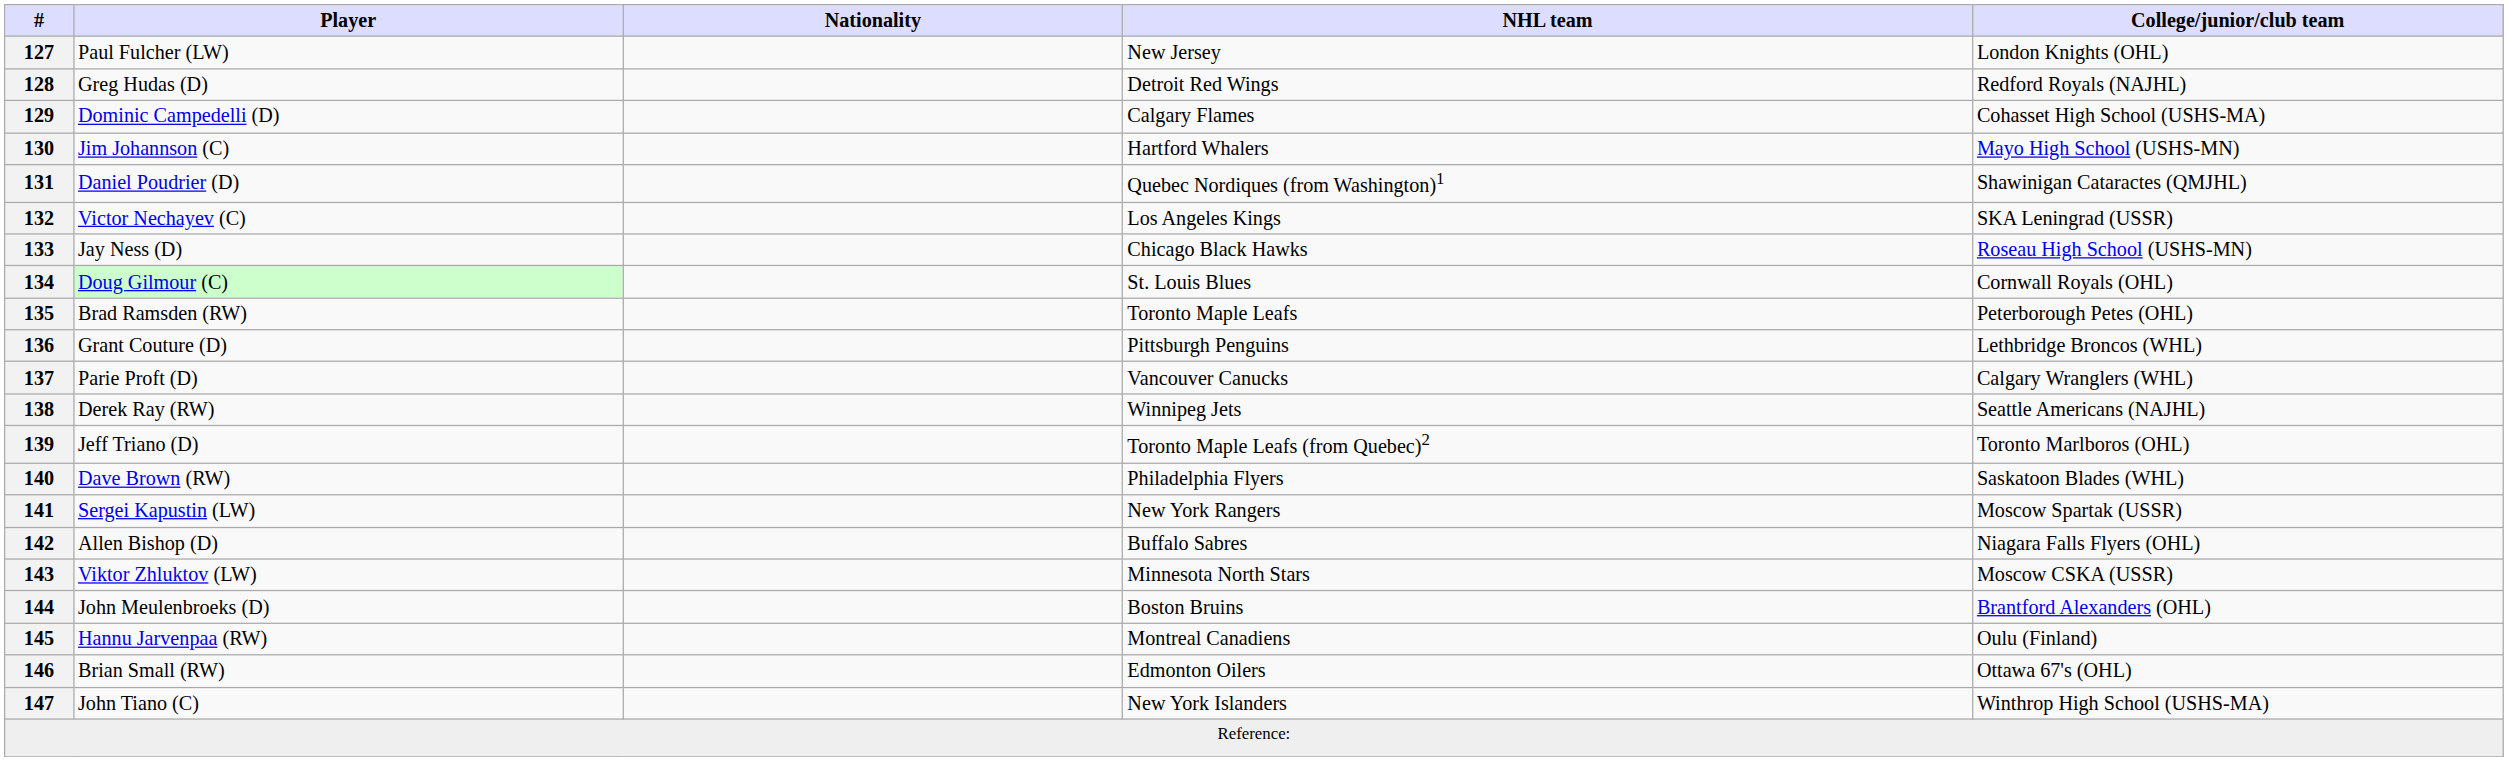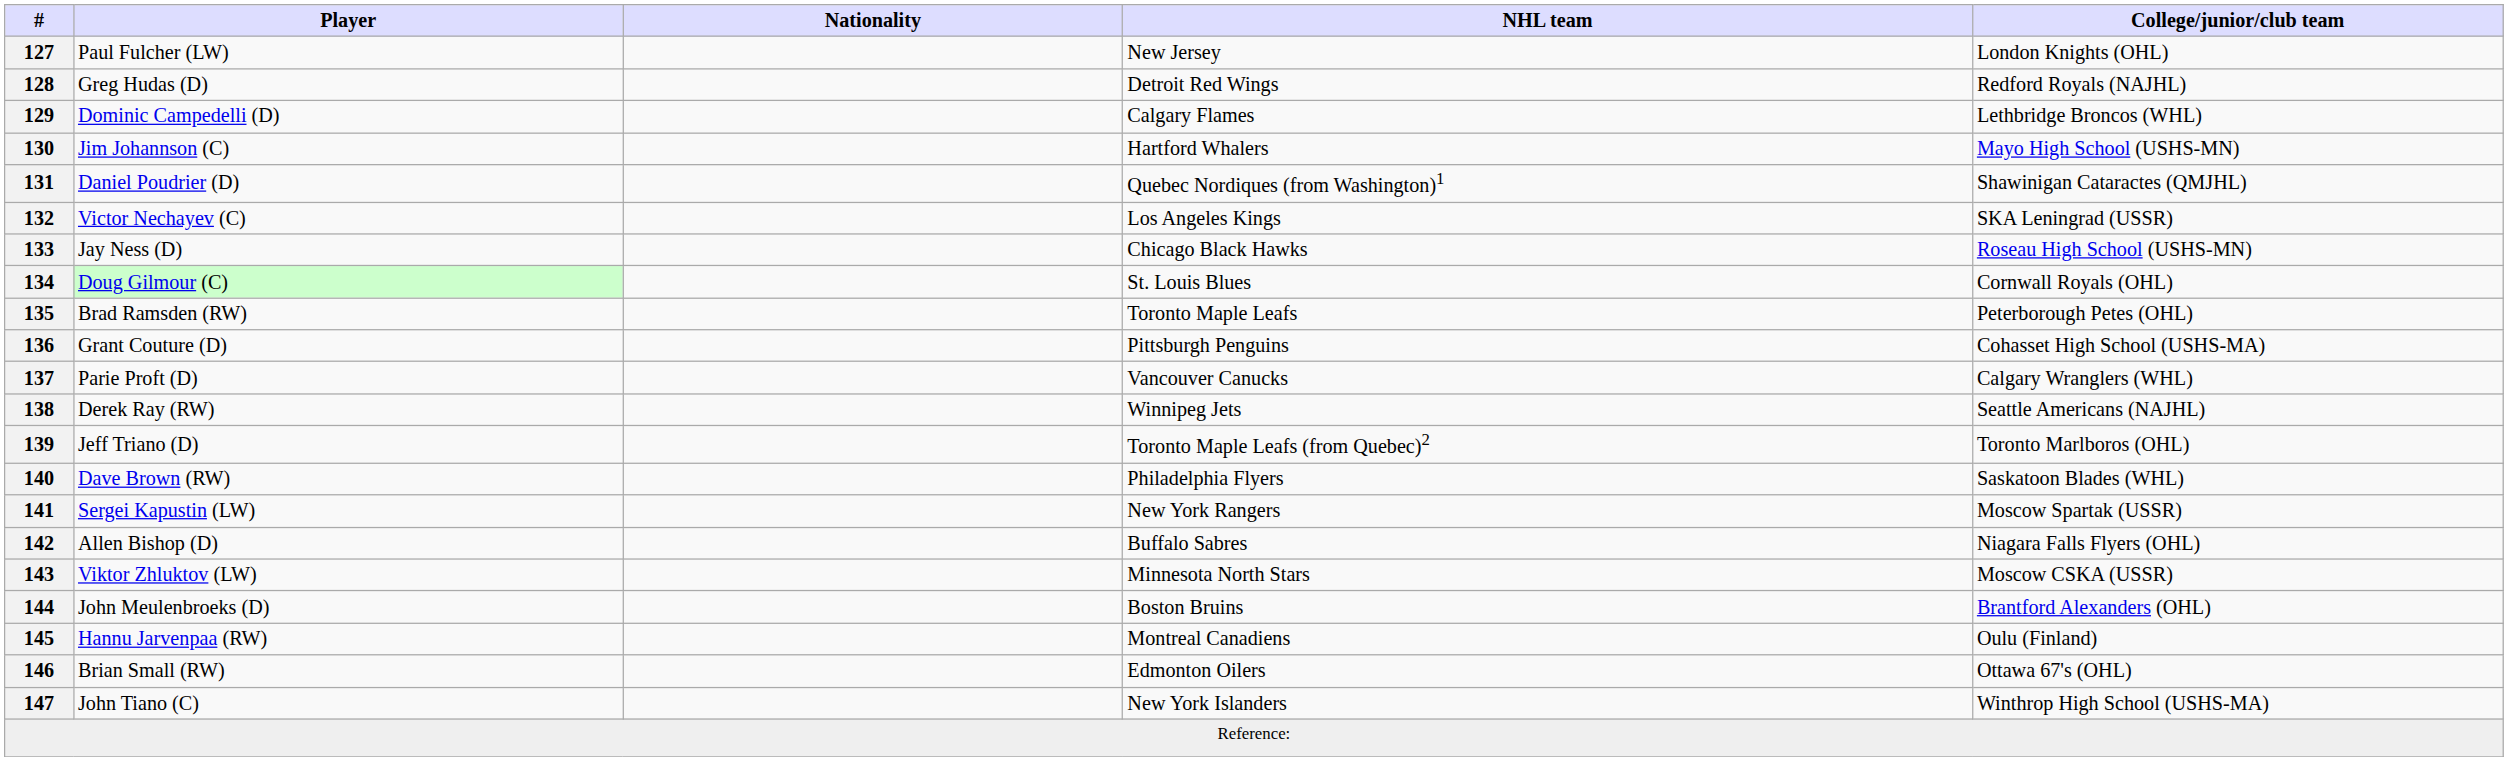(2121, 116) Cohasset High School (USHS-MA) -> (2089, 116) Lethbridge Broncos (WHL)
(2089, 345) Lethbridge Broncos (WHL) -> (2121, 345) Cohasset High School (USHS-MA)
